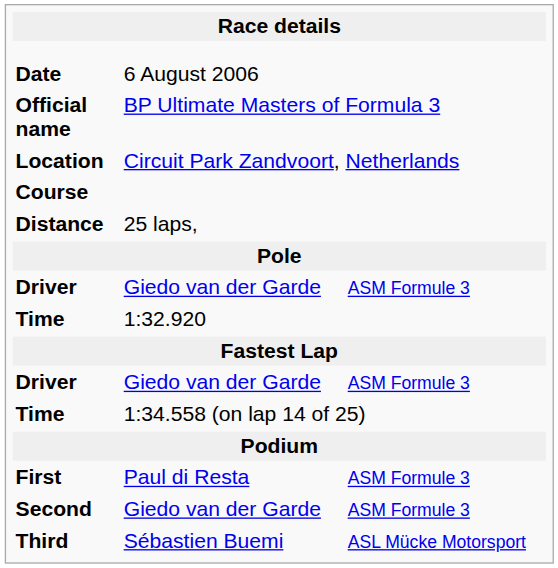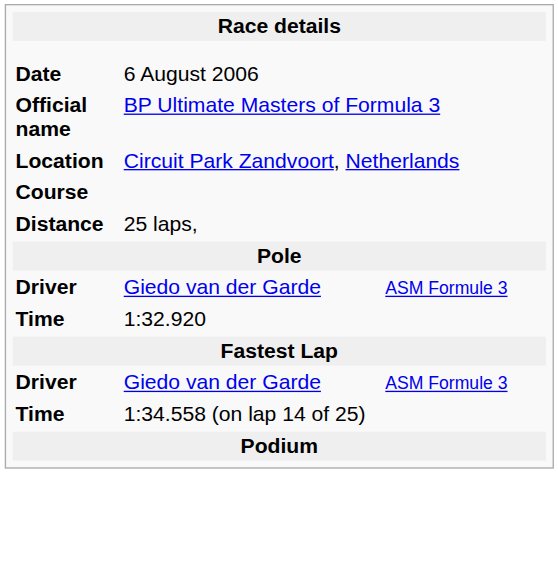- row: (38, 477)
- row: (54, 509)
- row: (42, 541)
